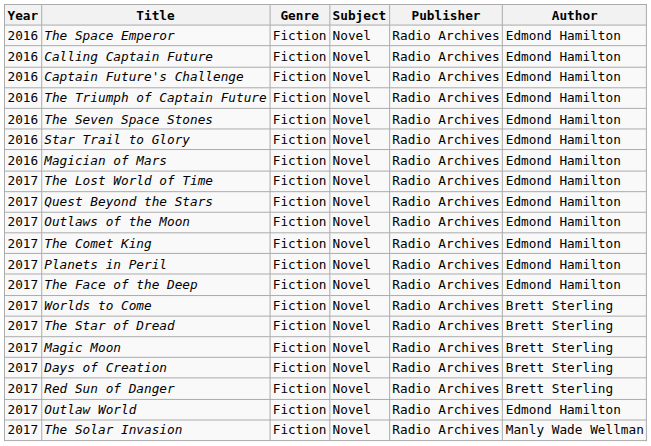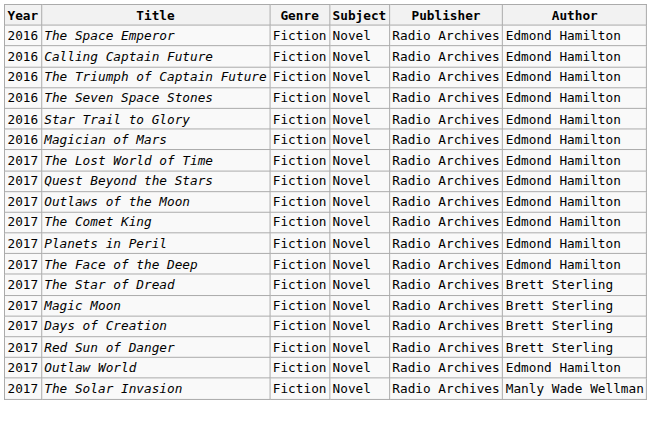- row: (144, 77)
- row: (98, 306)
